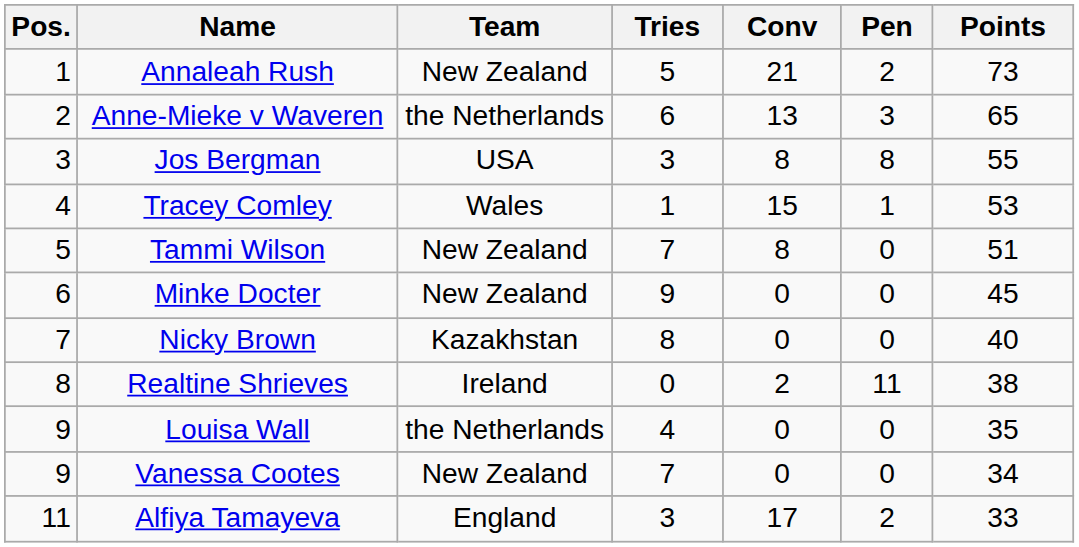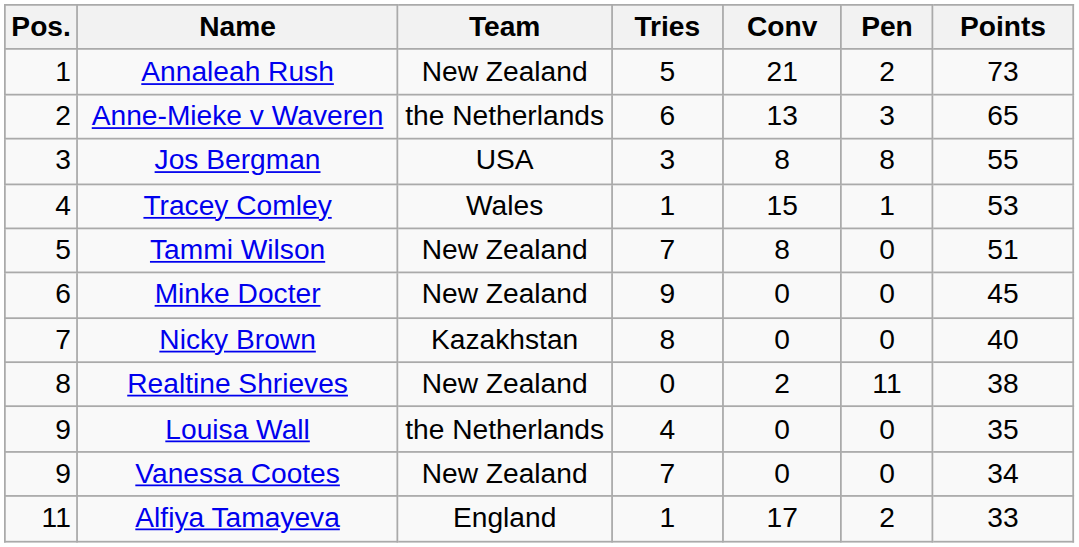(505, 384) Ireland -> (505, 384) New Zealand
(667, 518) 3 -> (667, 518) 1
